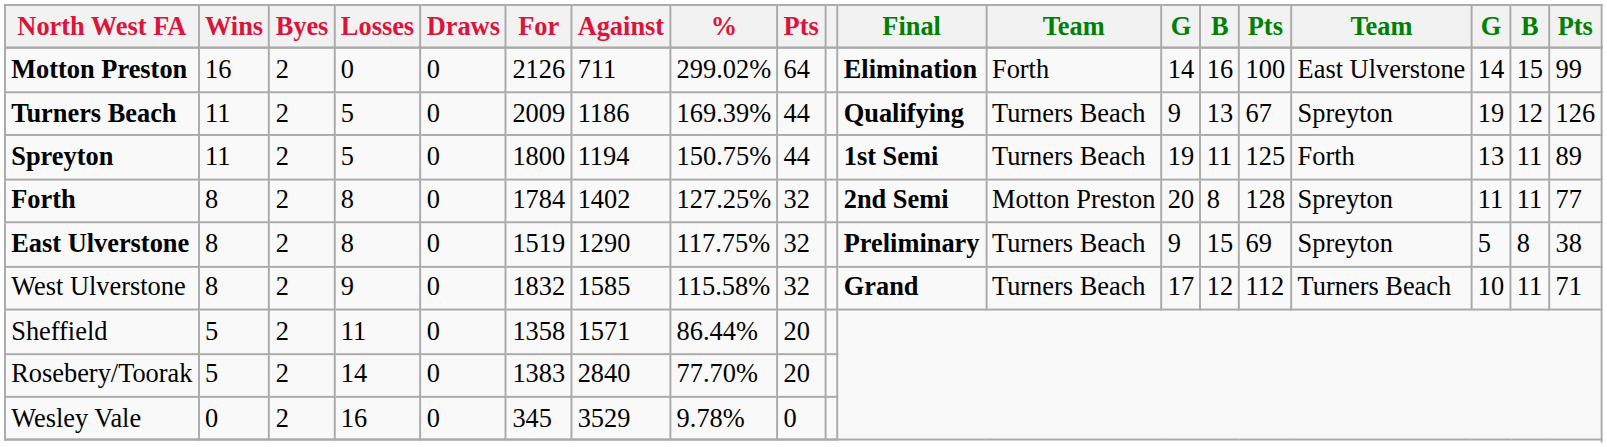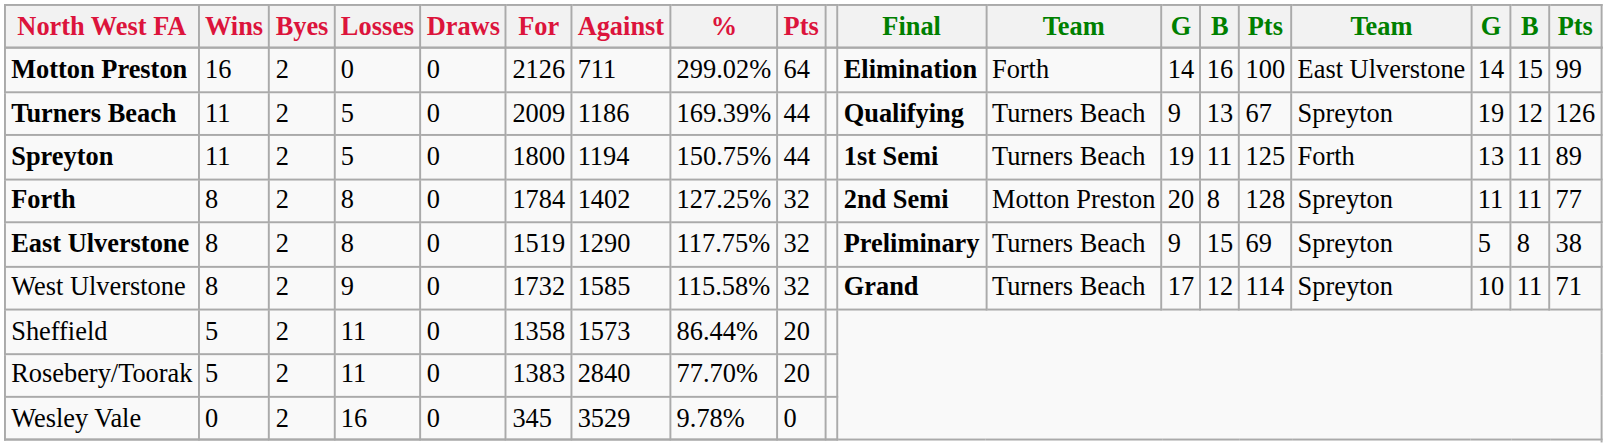(539, 287) 1832 -> (539, 287) 1732
(1265, 287) 112 -> (1265, 287) 114
(1374, 287) Turners Beach -> (1345, 287) Spreyton
(604, 330) 1571 -> (604, 330) 1573
(354, 374) 14 -> (354, 374) 11
